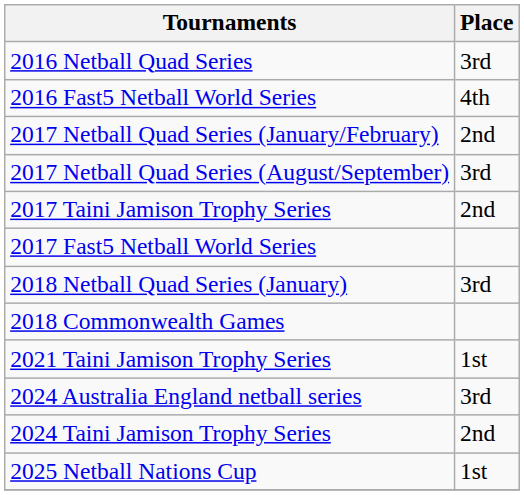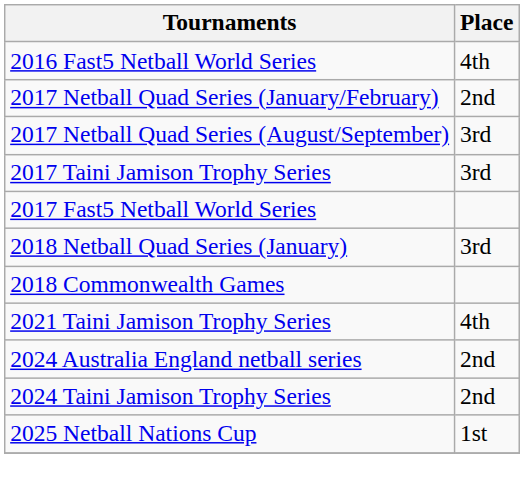- row: (131, 60)
(478, 209) 2nd -> (476, 172) 3rd
(474, 358) 1st -> (475, 321) 4th
(476, 396) 3rd -> (478, 358) 2nd
